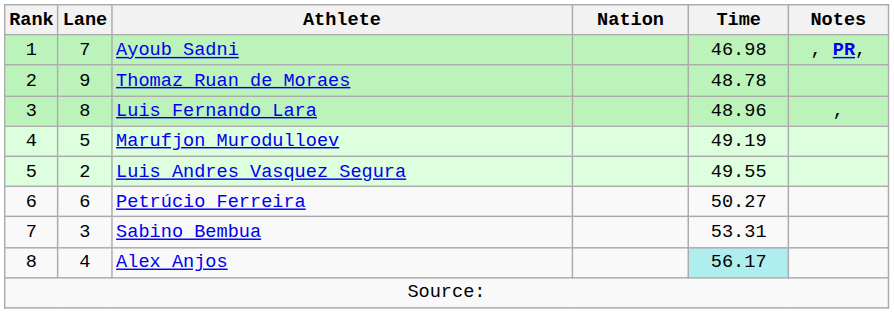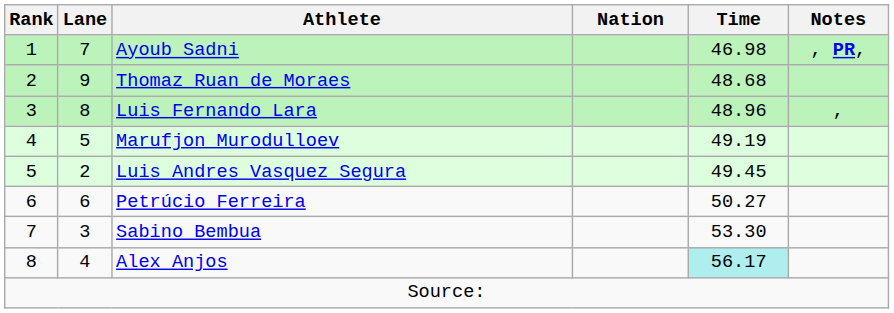(739, 80) 48.78 -> (739, 80) 48.68
(739, 171) 49.55 -> (739, 171) 49.45
(739, 232) 53.31 -> (739, 232) 53.30
